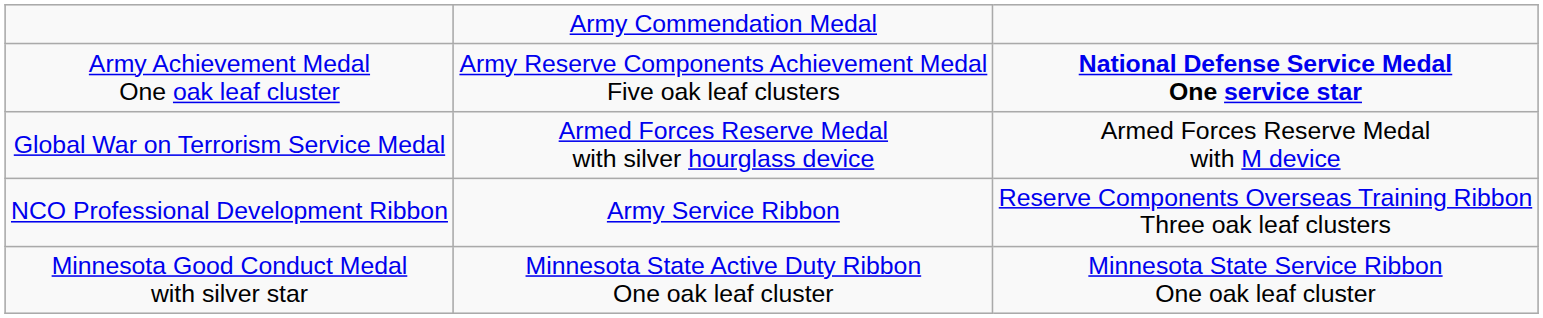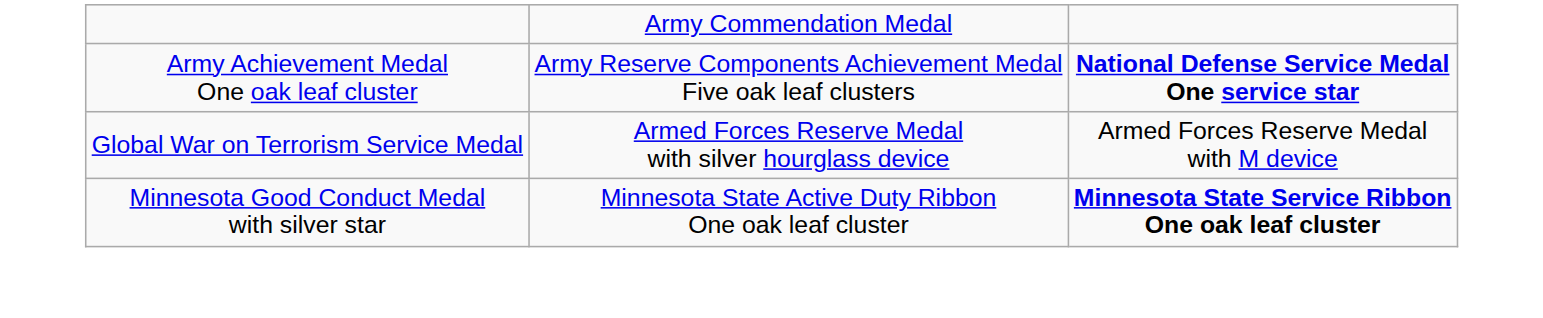- row: (229, 211)
(1265, 279) normal -> (1263, 211) bold
